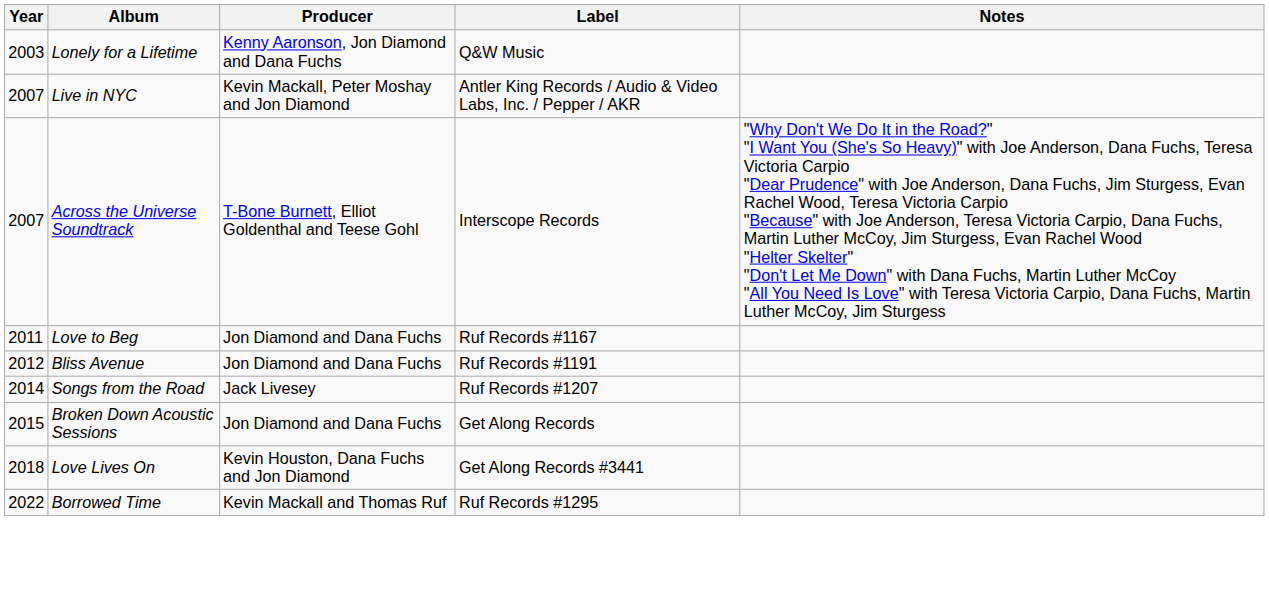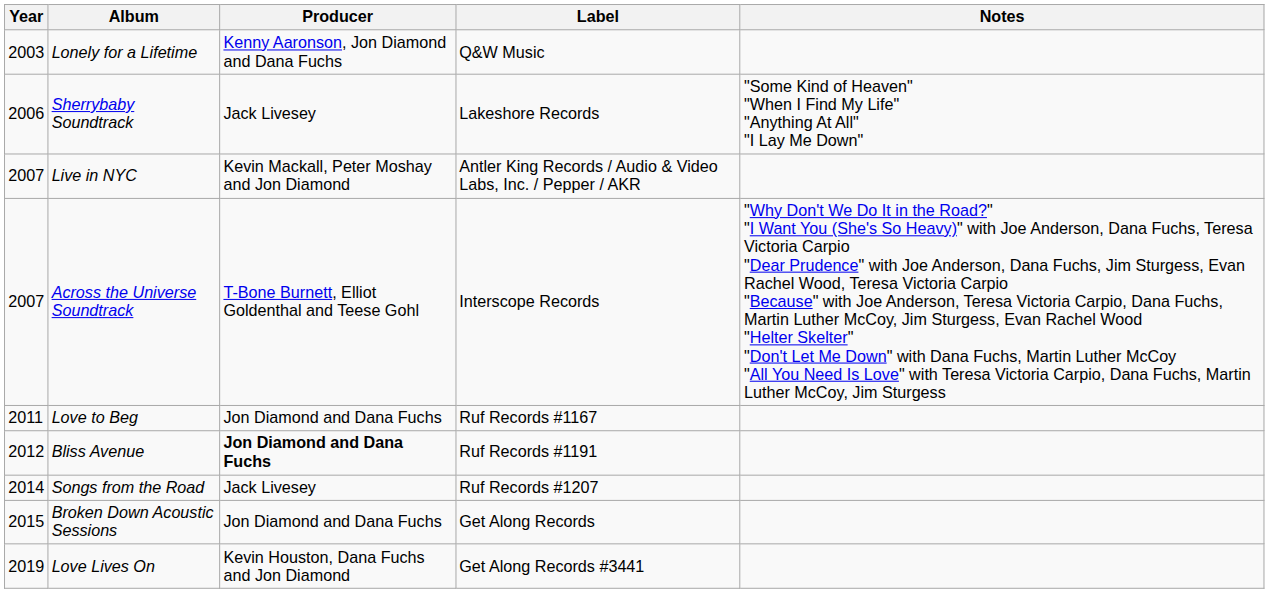+ row: (93, 114)
(332, 363) normal -> (313, 452) bold
(26, 467) 2018 -> (26, 566) 2019
- row: (106, 502)
